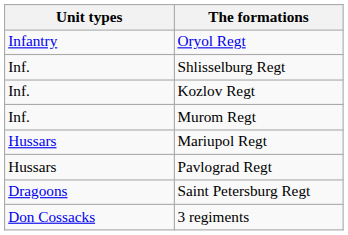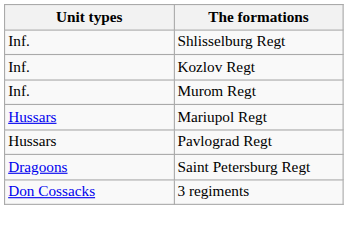- row: (212, 41)
